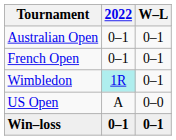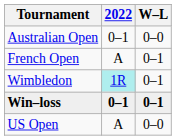(153, 37) 0–1 -> (153, 37) 0–0
(118, 59) 0–1 -> (118, 59) A
rows swapped: (33, 102) <-> (34, 124)
